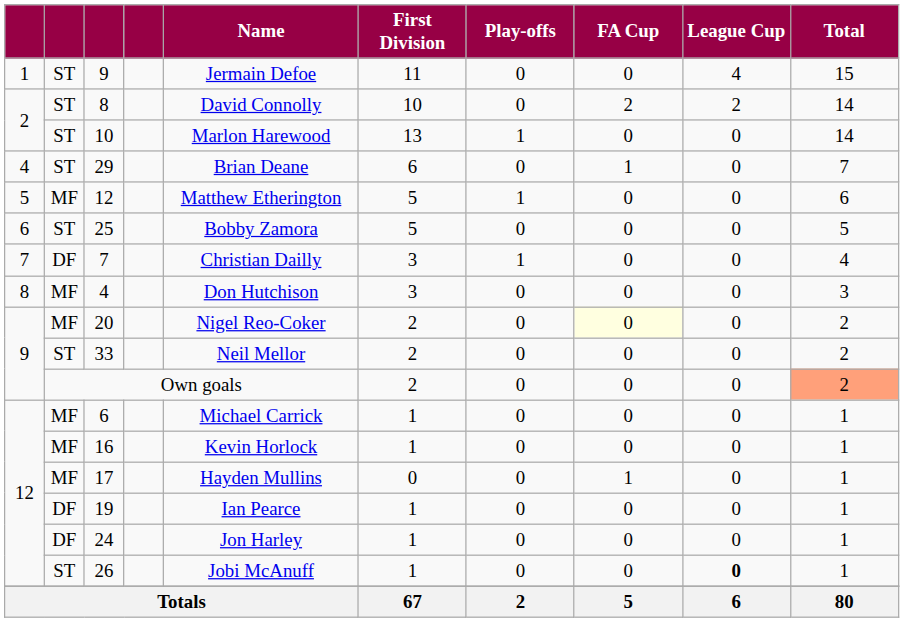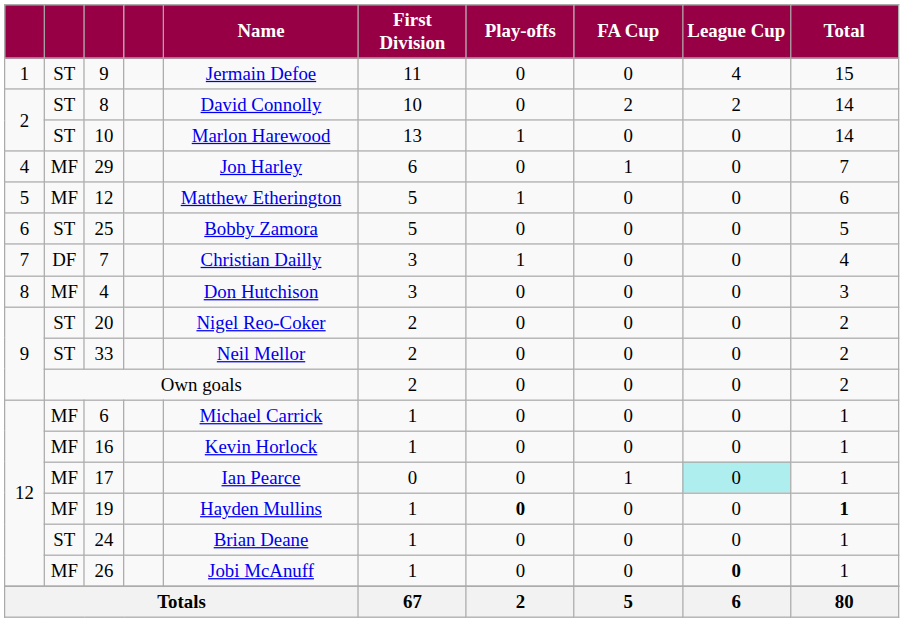(64, 166) ST -> (64, 166) MF
(261, 166) Brian Deane -> (261, 166) Jon Harley
(64, 322) MF -> (64, 322) ST
(628, 322) lightyellow background -> (628, 322) no background
(844, 384) lightsalmon background -> (844, 384) no background
(261, 477) Hayden Mullins -> (261, 477) Ian Pearce
(736, 477) no background -> (736, 477) paleturquoise background
(64, 508) DF -> (64, 508) MF
(261, 508) Ian Pearce -> (261, 508) Hayden Mullins
(520, 508) normal -> (520, 508) bold
(844, 508) normal -> (844, 508) bold
(64, 539) DF -> (64, 539) ST
(261, 539) Jon Harley -> (261, 539) Brian Deane
(64, 570) ST -> (64, 570) MF
